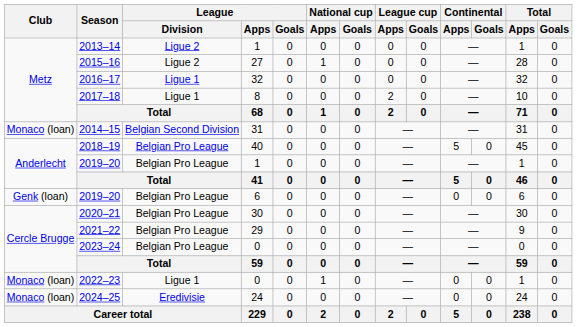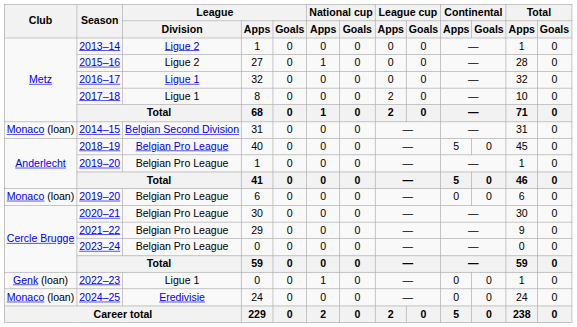(41, 197) Genk (loan) -> (41, 197) Monaco (loan)
(41, 280) Monaco (loan) -> (41, 280) Genk (loan)
